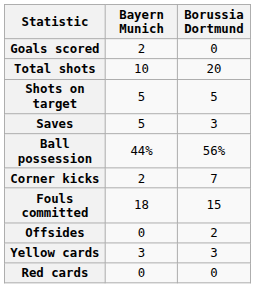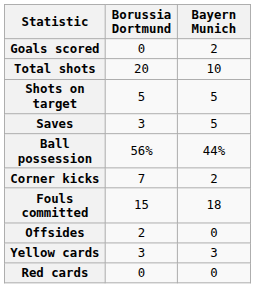columns swapped: (214, 22) <-> (142, 22)
